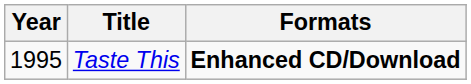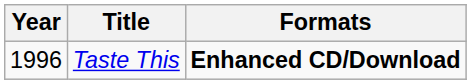(36, 60) 1995 -> (36, 60) 1996
